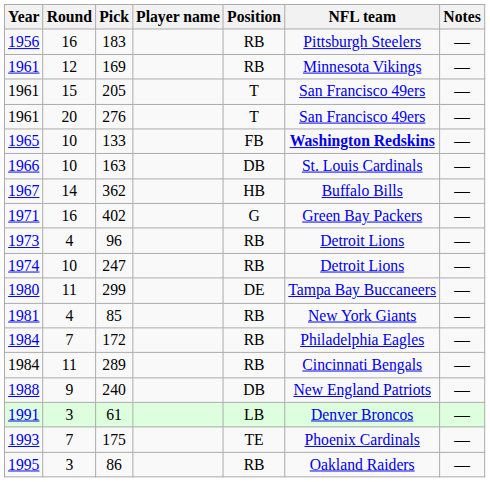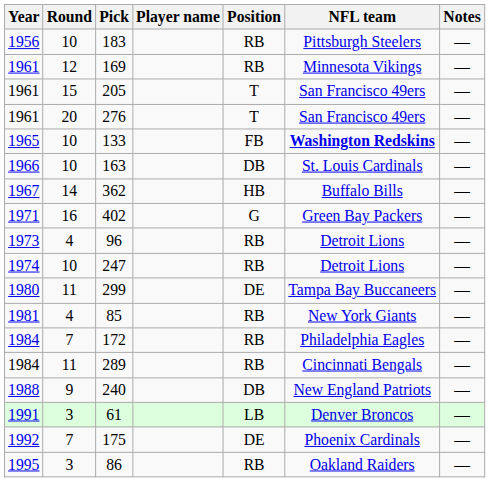(69, 41) 16 -> (69, 41) 10
(24, 439) 1993 -> (24, 439) 1992
(254, 439) TE -> (254, 439) DE
